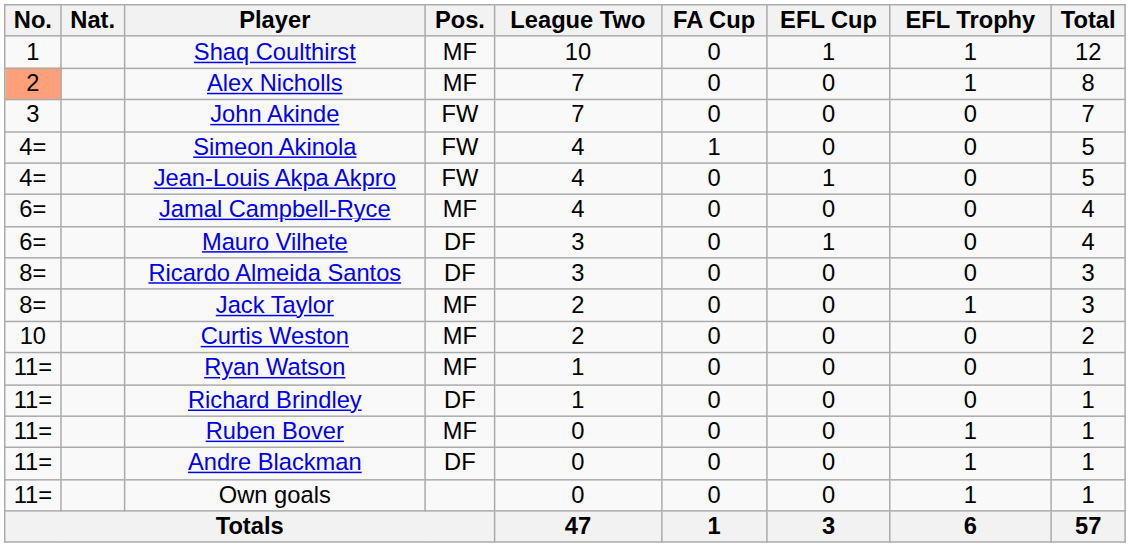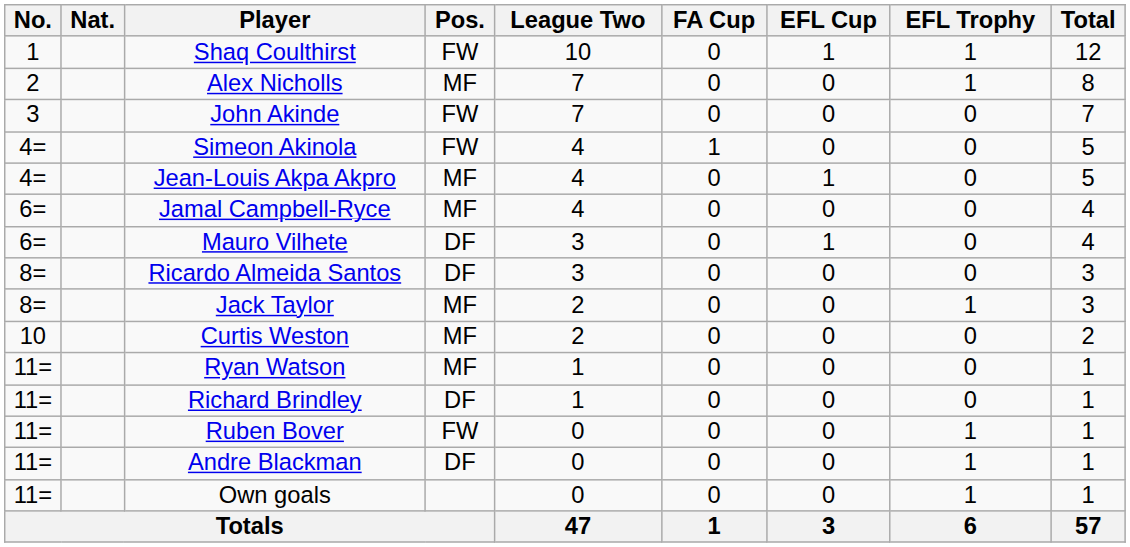(460, 51) MF -> (460, 51) FW
(33, 83) lightsalmon background -> (33, 83) no background
(460, 178) FW -> (460, 178) MF
(460, 431) MF -> (460, 431) FW
